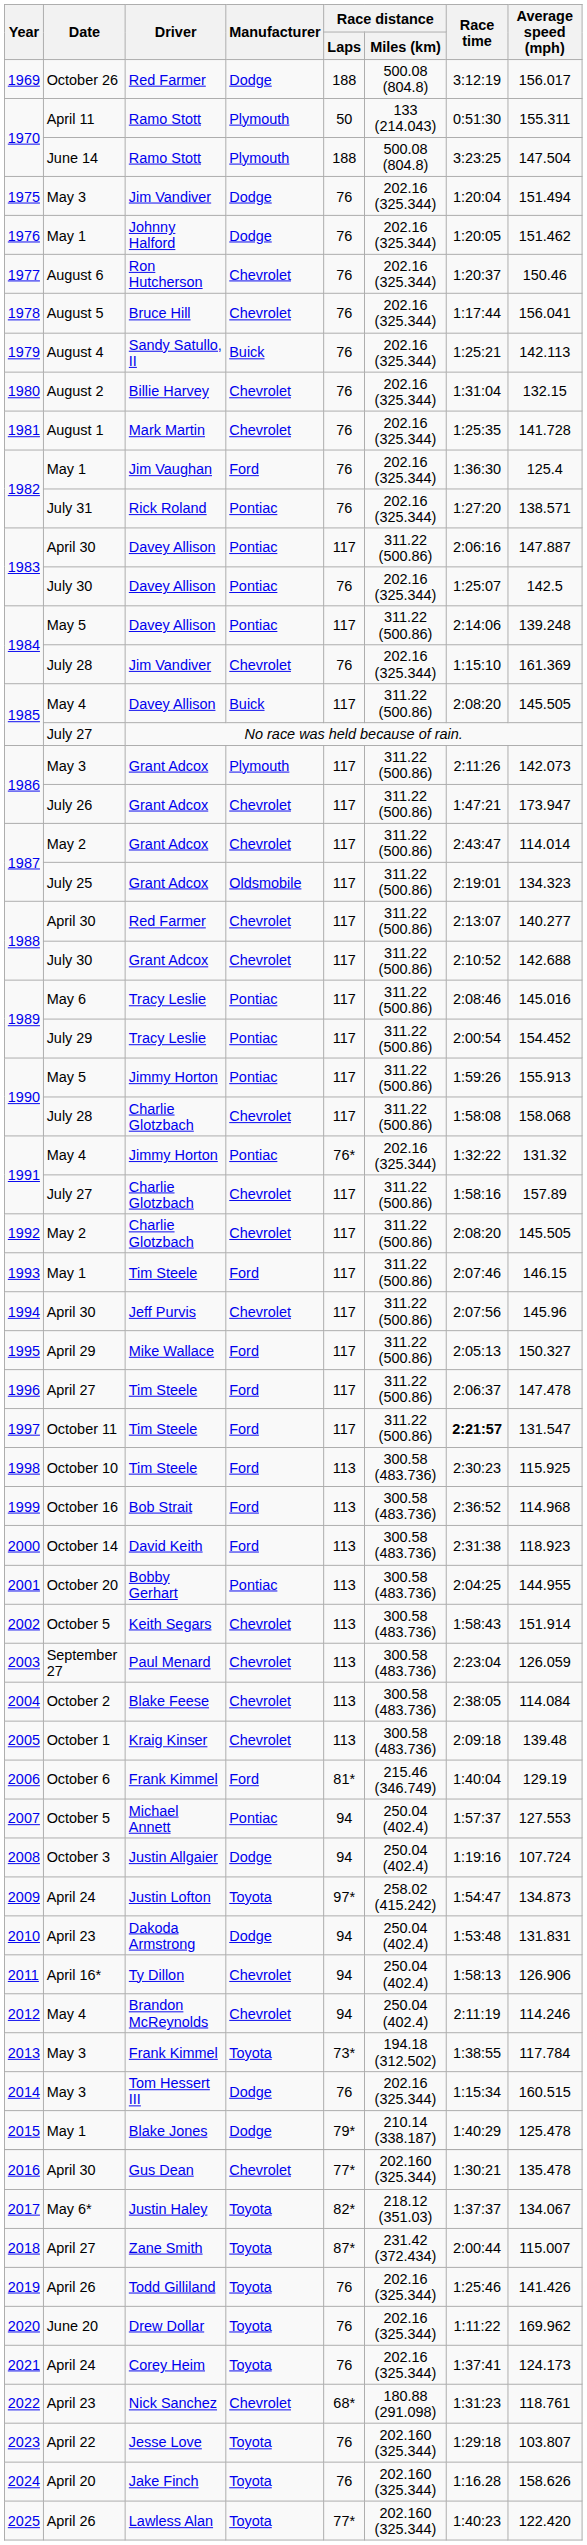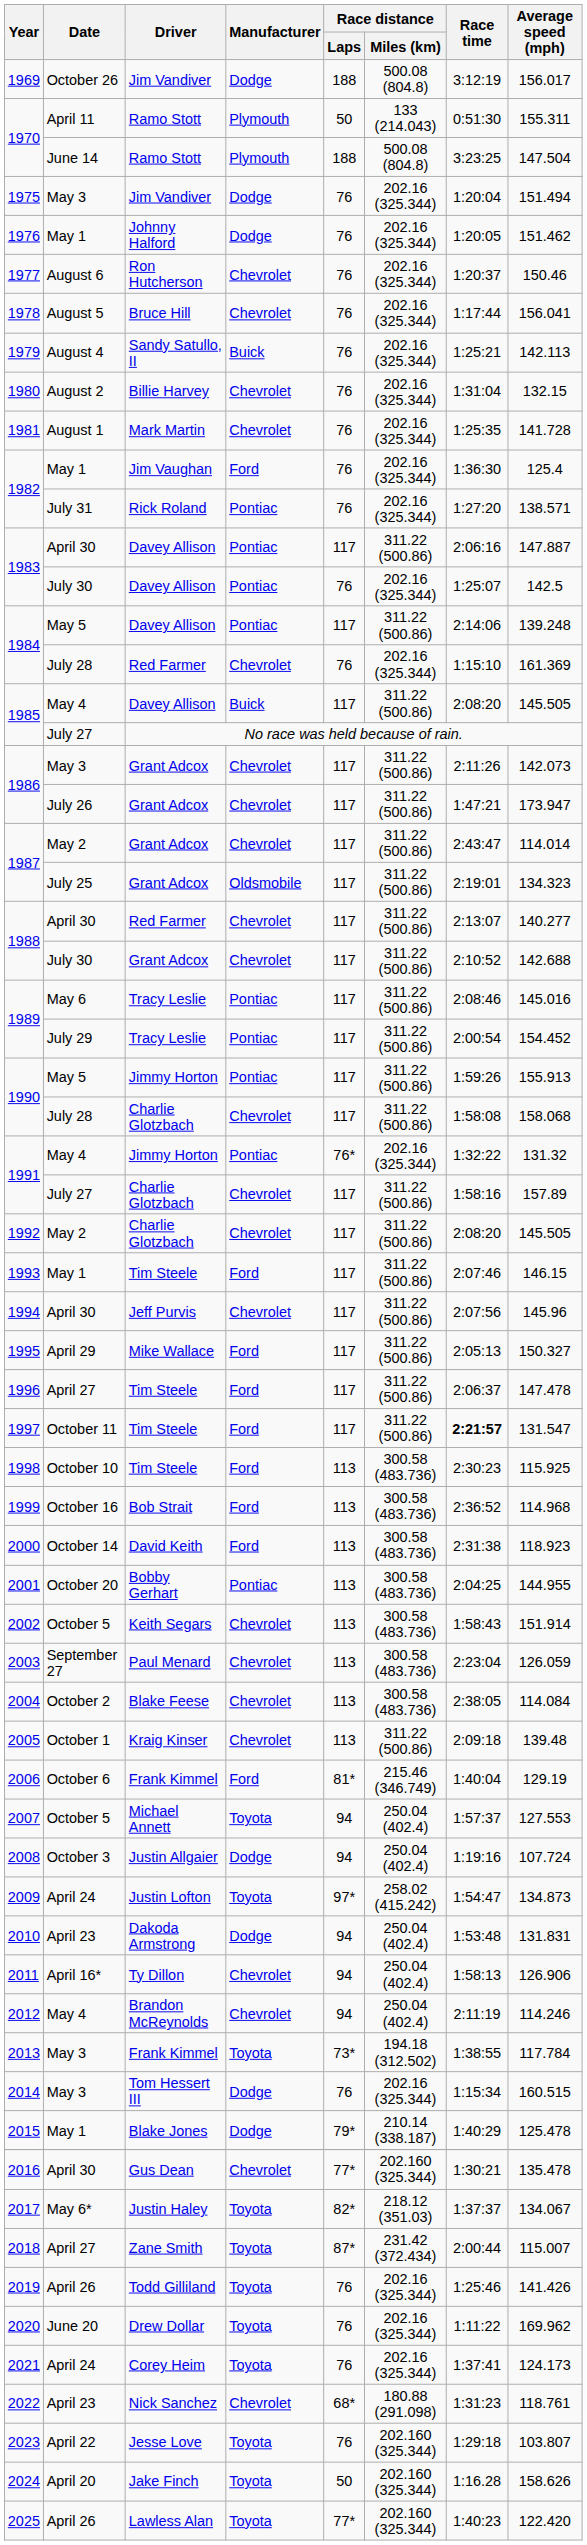(167, 79) Red Farmer -> (170, 79) Jim Vandiver
(170, 664) Jim Vandiver -> (167, 664) Red Farmer
(259, 765) Plymouth -> (260, 765) Chevrolet
(405, 1741) 300.58 (483.736) -> (405, 1741) 311.22 (500.86)
(253, 1819) Pontiac -> (250, 1819) Toyota
(344, 2482) 76 -> (344, 2482) 50
